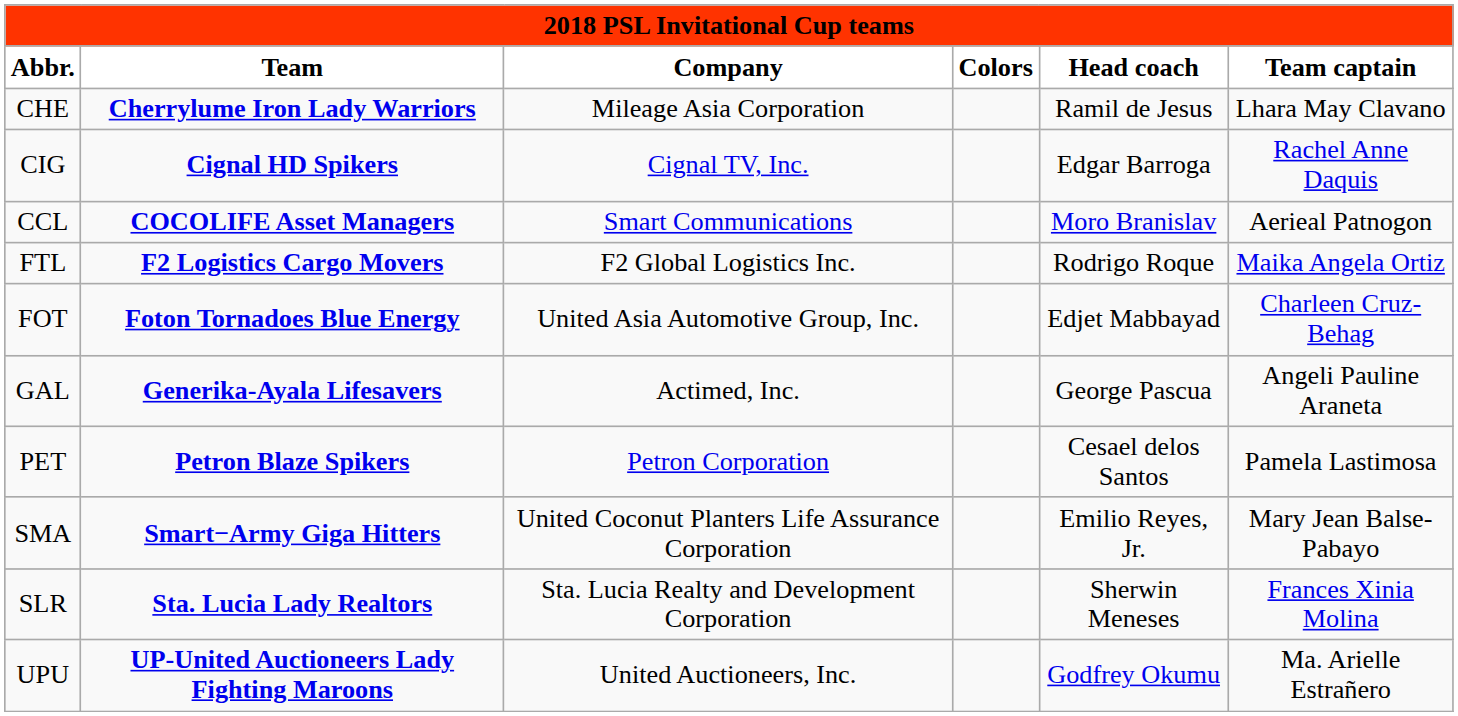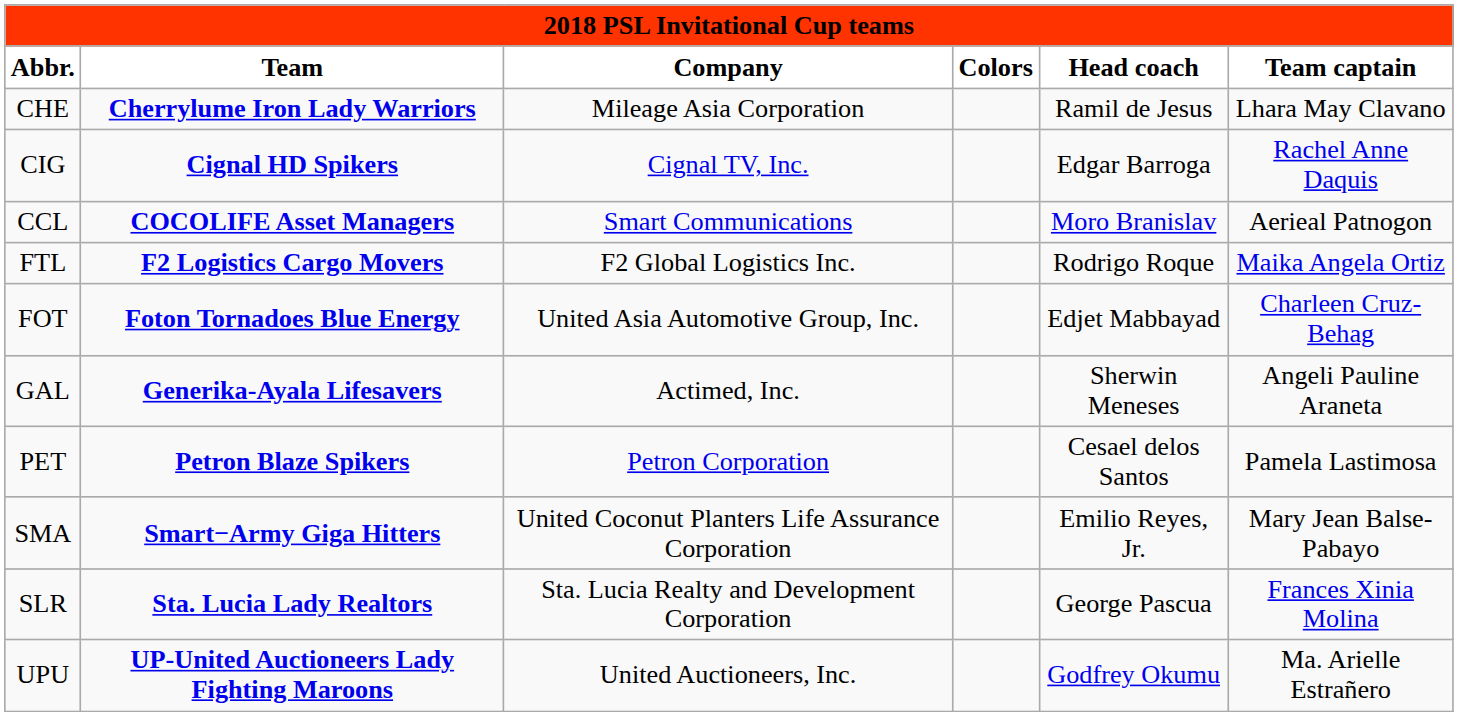(1134, 390) George Pascua -> (1134, 390) Sherwin Meneses
(1134, 603) Sherwin Meneses -> (1134, 603) George Pascua
